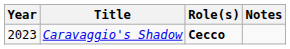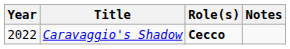(22, 34) 2023 -> (22, 34) 2022
